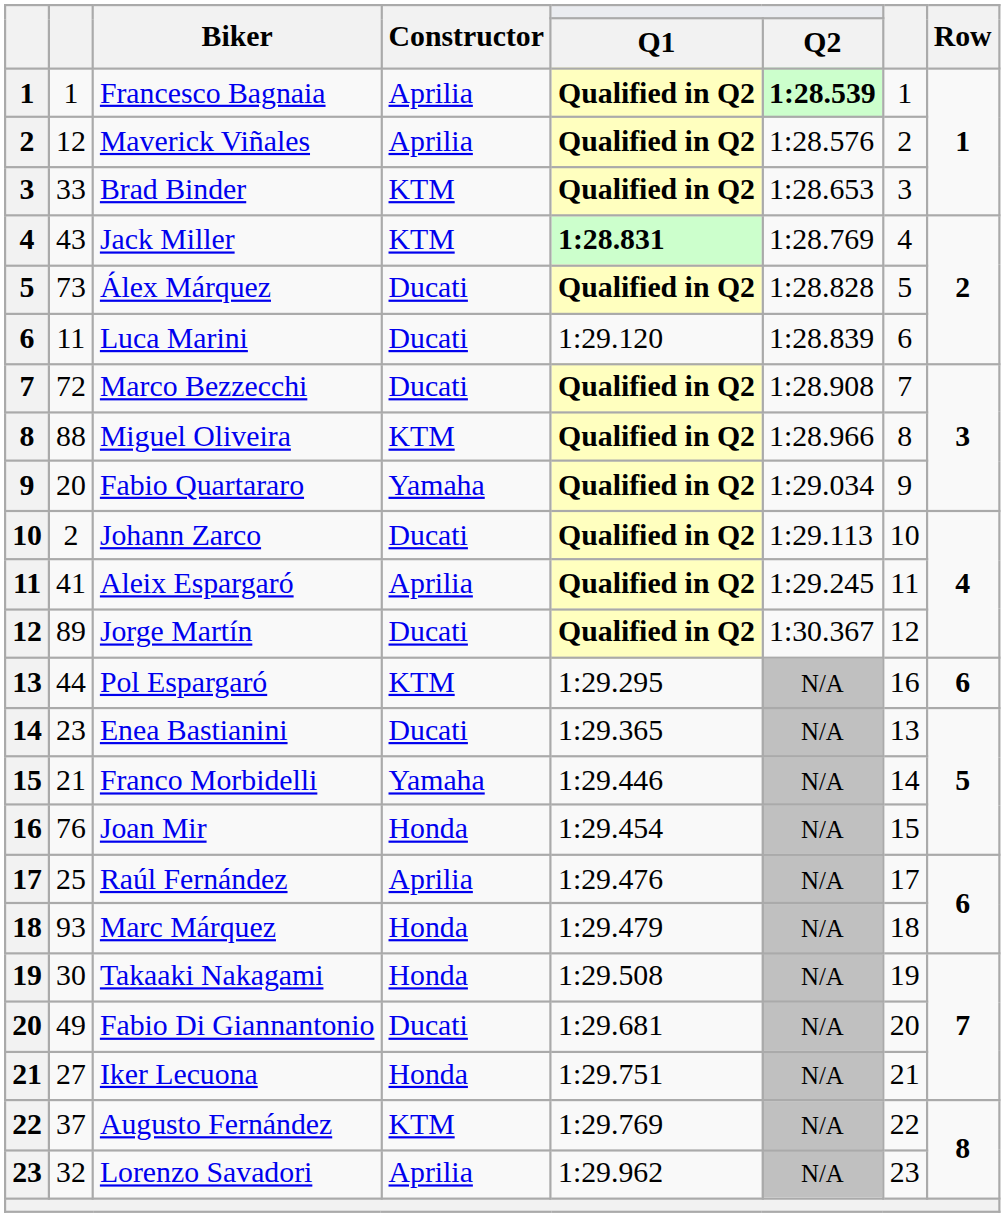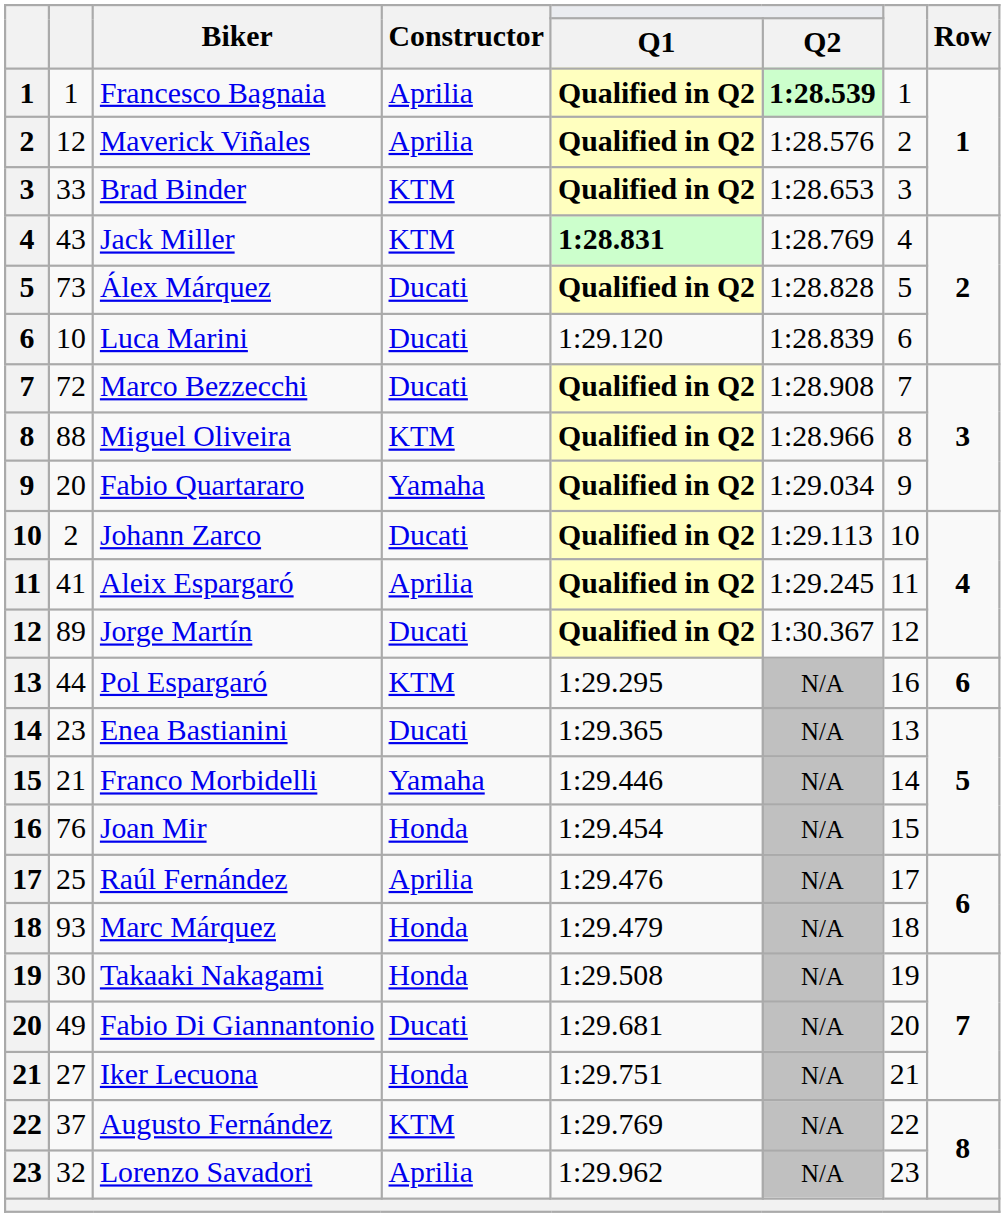(71, 337) 11 -> (71, 337) 10
